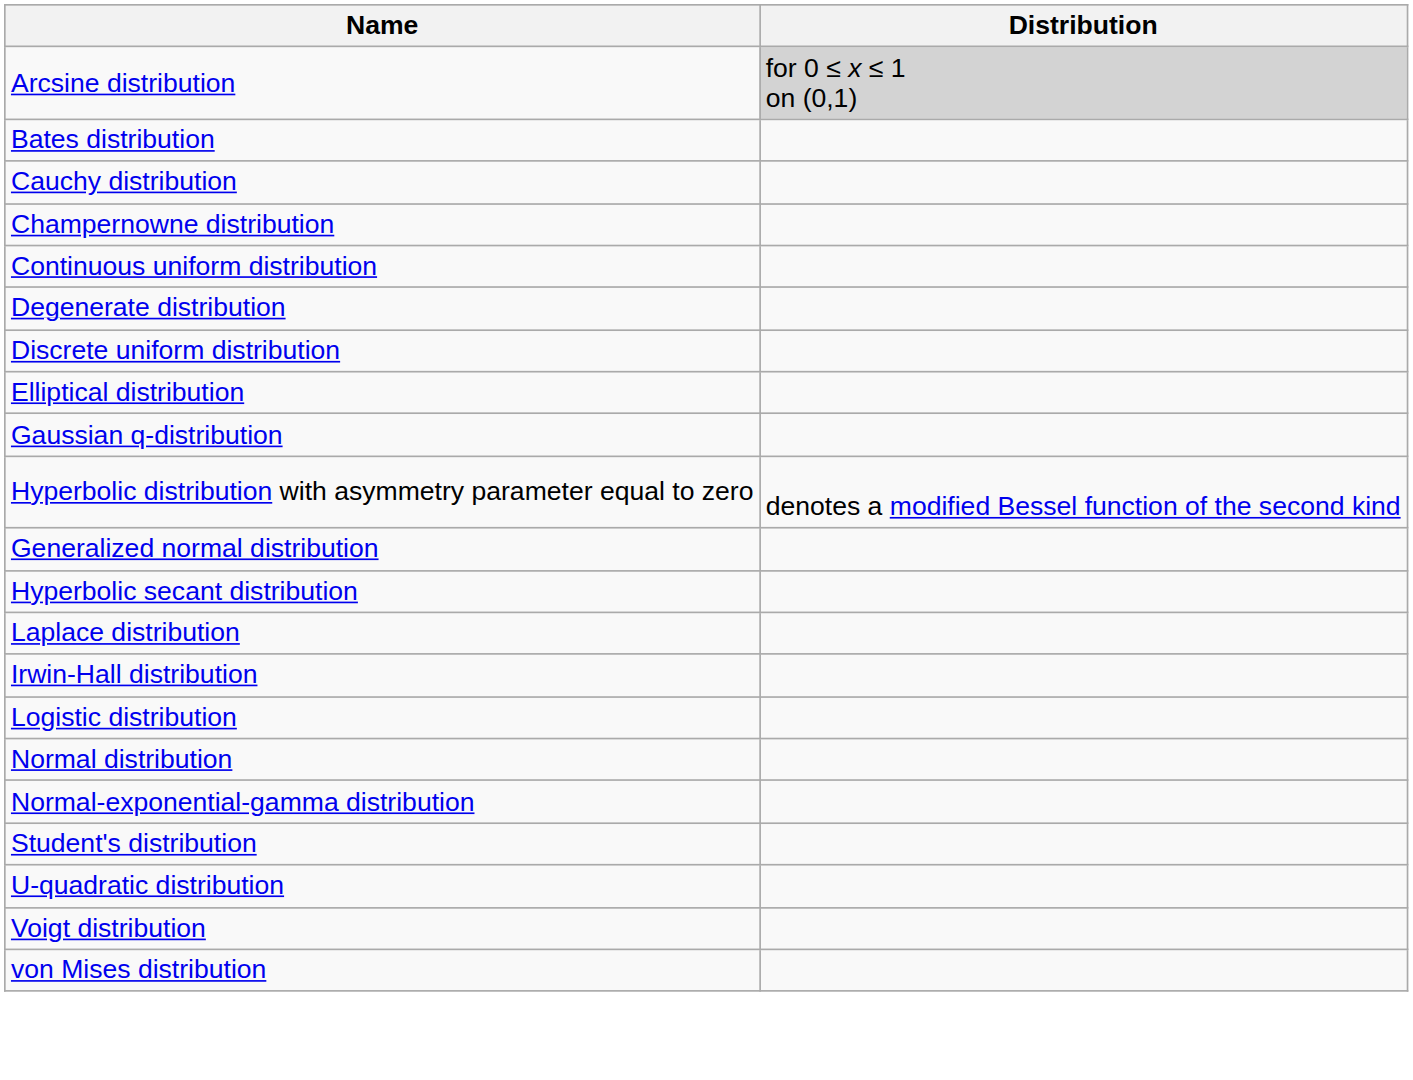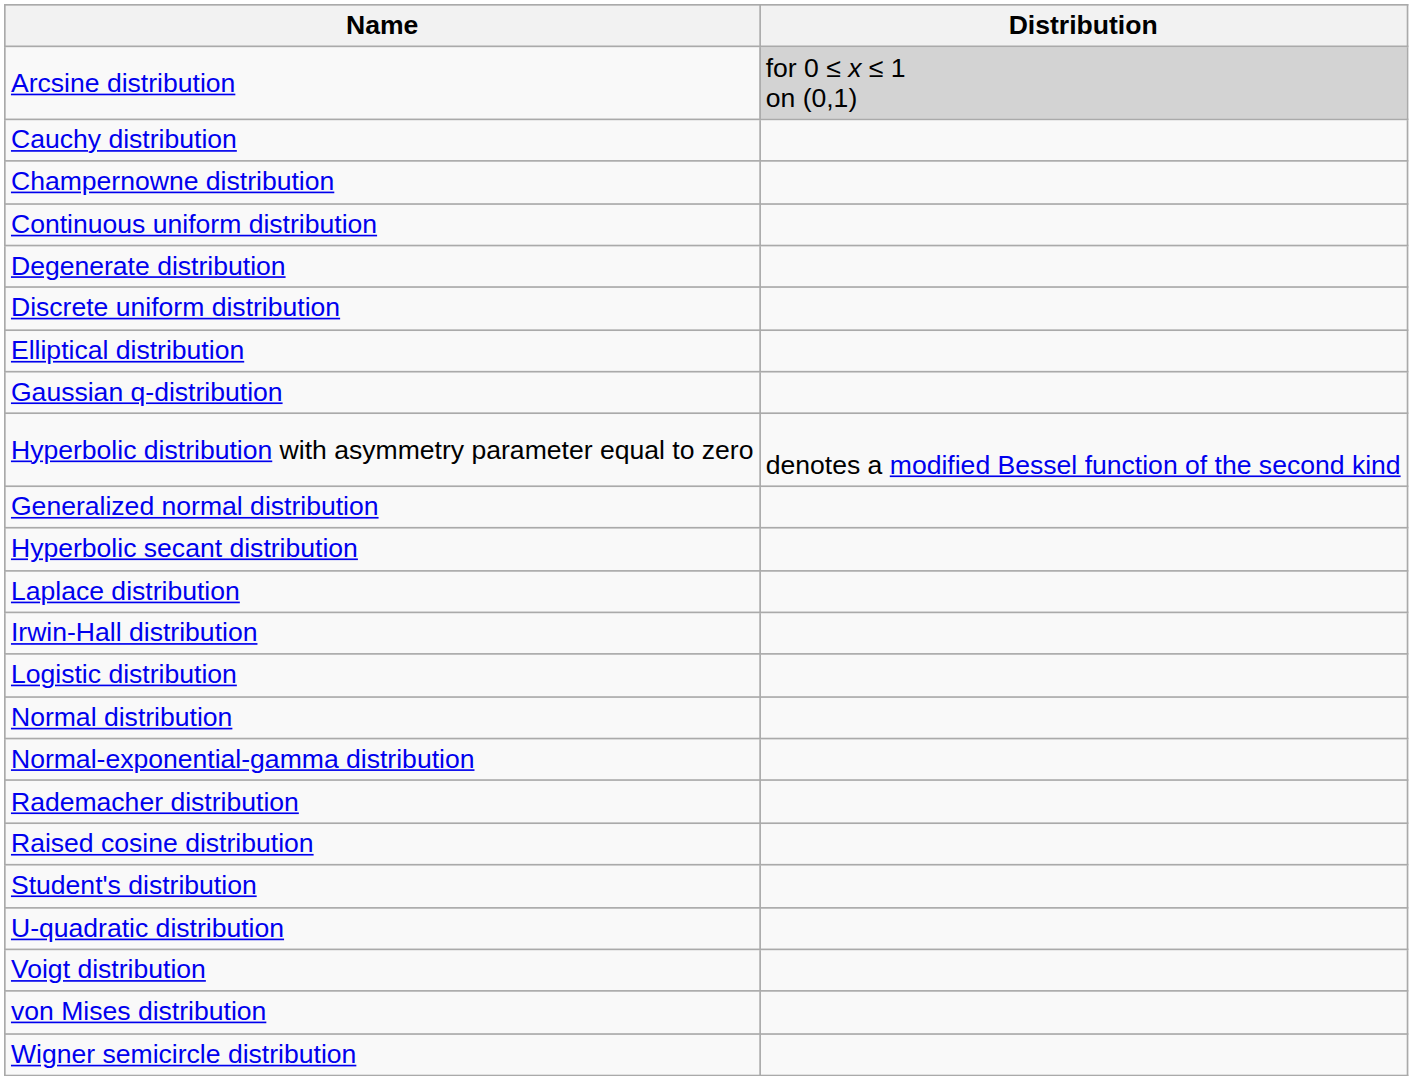- row: (113, 139)
+ row: (155, 801)
+ row: (162, 843)
+ row: (184, 1054)
